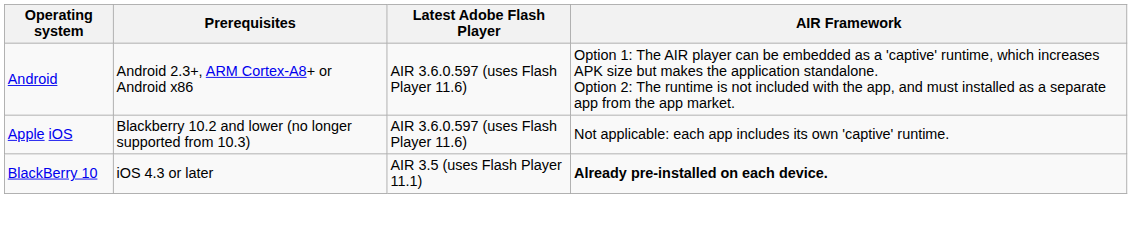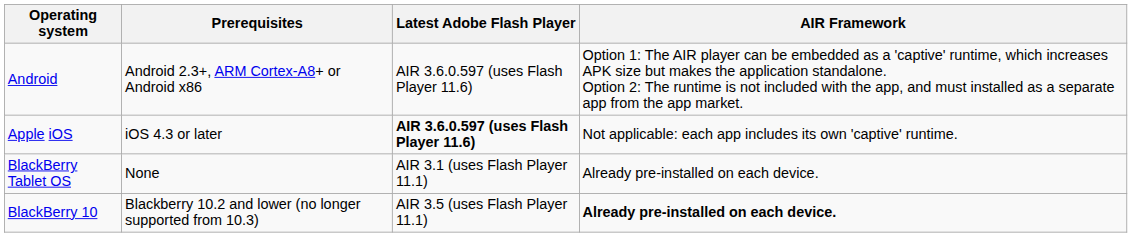(234, 134) Blackberry 10.2 and lower (no longer supported from 10.3) -> (174, 134) iOS 4.3 or later
(474, 134) normal -> (482, 134) bold
+ row: (43, 173)
(165, 173) iOS 4.3 or later -> (243, 212) Blackberry 10.2 and lower (no longer supported from 10.3)
